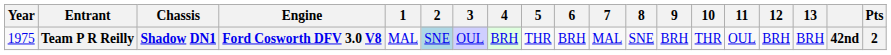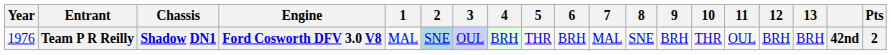(21, 38) 1975 -> (21, 38) 1976
